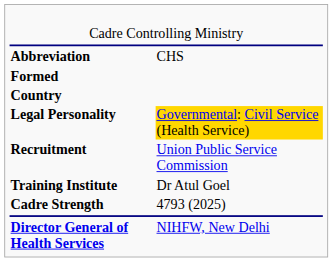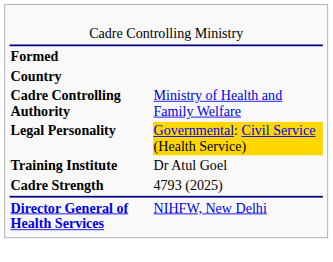- row: (50, 57)
+ row: (66, 103)
- row: (49, 150)
